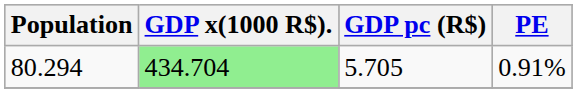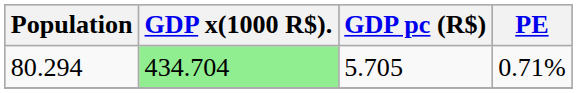(532, 66) 0.91% -> (532, 66) 0.71%
